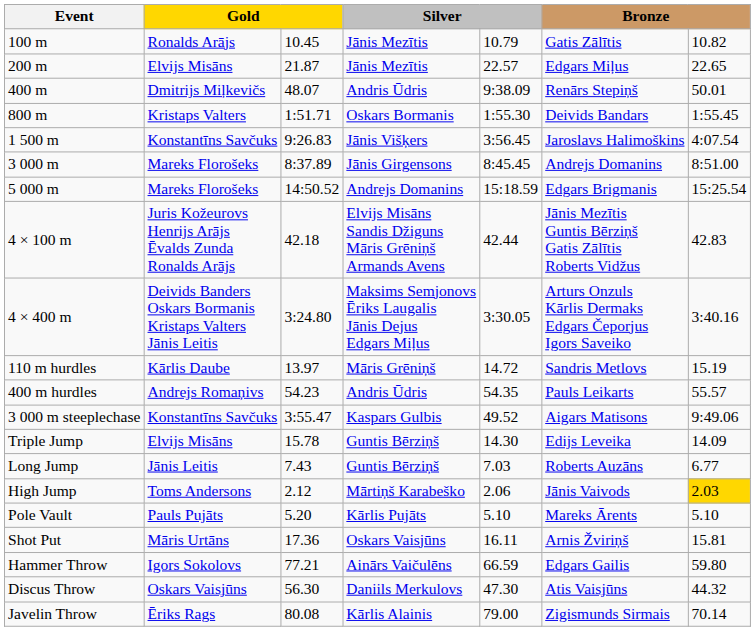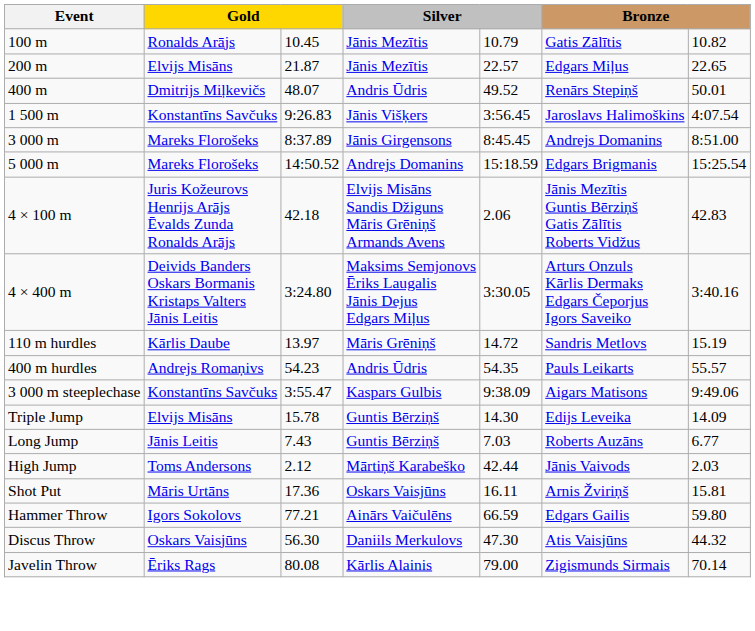(507, 90) 9:38.09 -> (501, 90) 49.52
- row: (28, 115)
(501, 239) 42.44 -> (497, 215) 2.06
(501, 416) 49.52 -> (507, 392) 9:38.09
(497, 490) 2.06 -> (501, 466) 42.44
(705, 490) gold background -> (705, 466) no background
- row: (40, 515)
